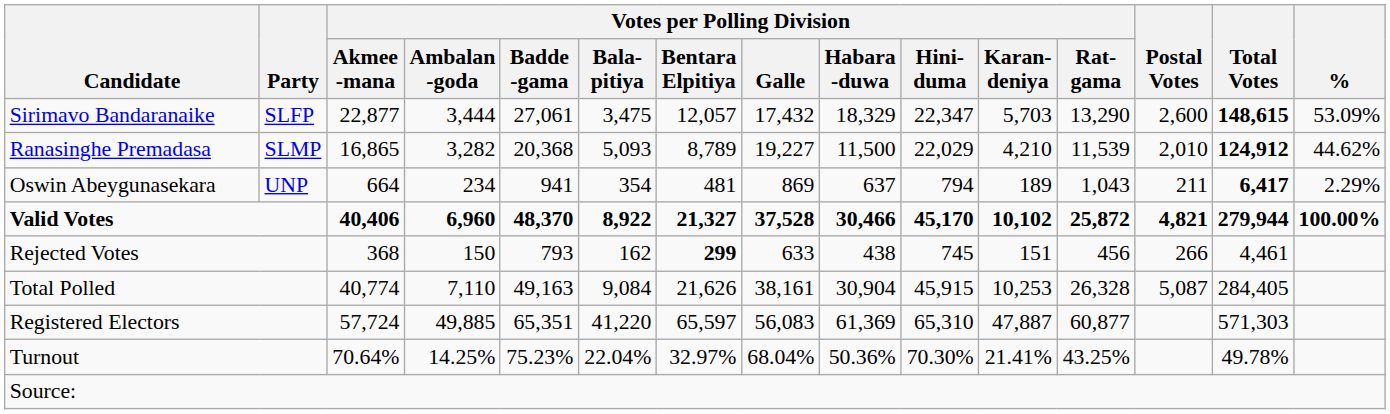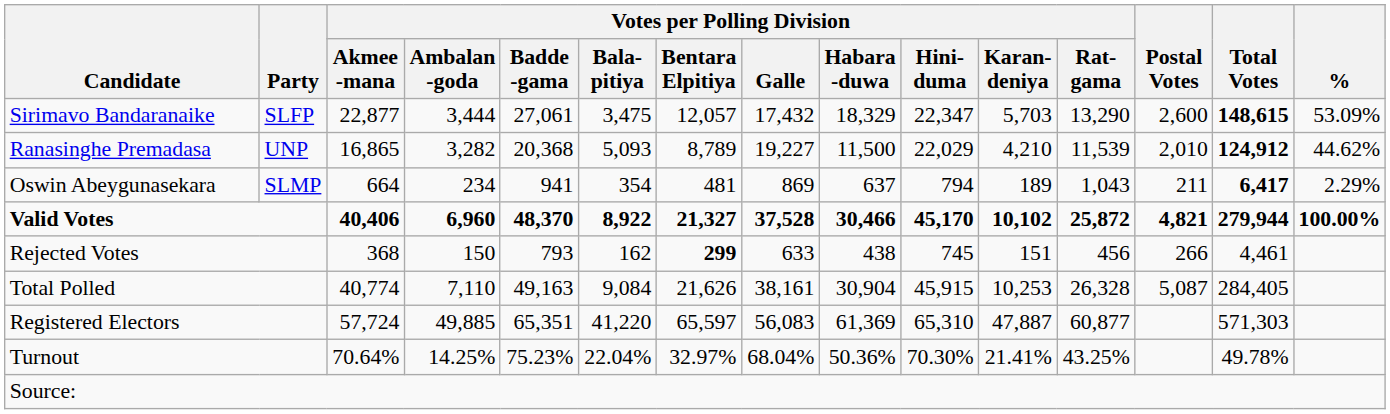(293, 149) SLMP -> (286, 149) UNP
(286, 184) UNP -> (293, 184) SLMP
